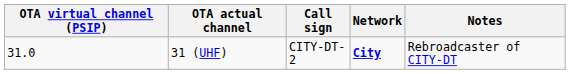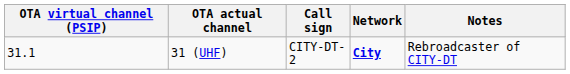(21, 53) 31.0 -> (21, 53) 31.1
